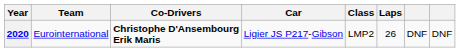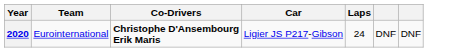- column: (361, 13)
(391, 34) 26 -> (359, 34) 24
